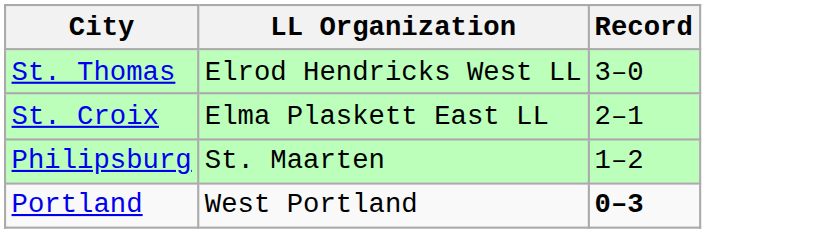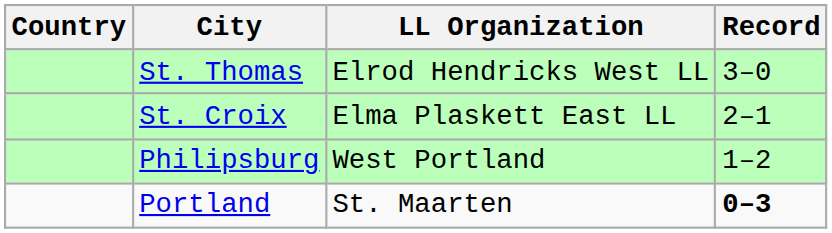+ column: (69, 27)
(295, 161) St. Maarten -> (439, 161) West Portland
(311, 205) West Portland -> (423, 205) St. Maarten
